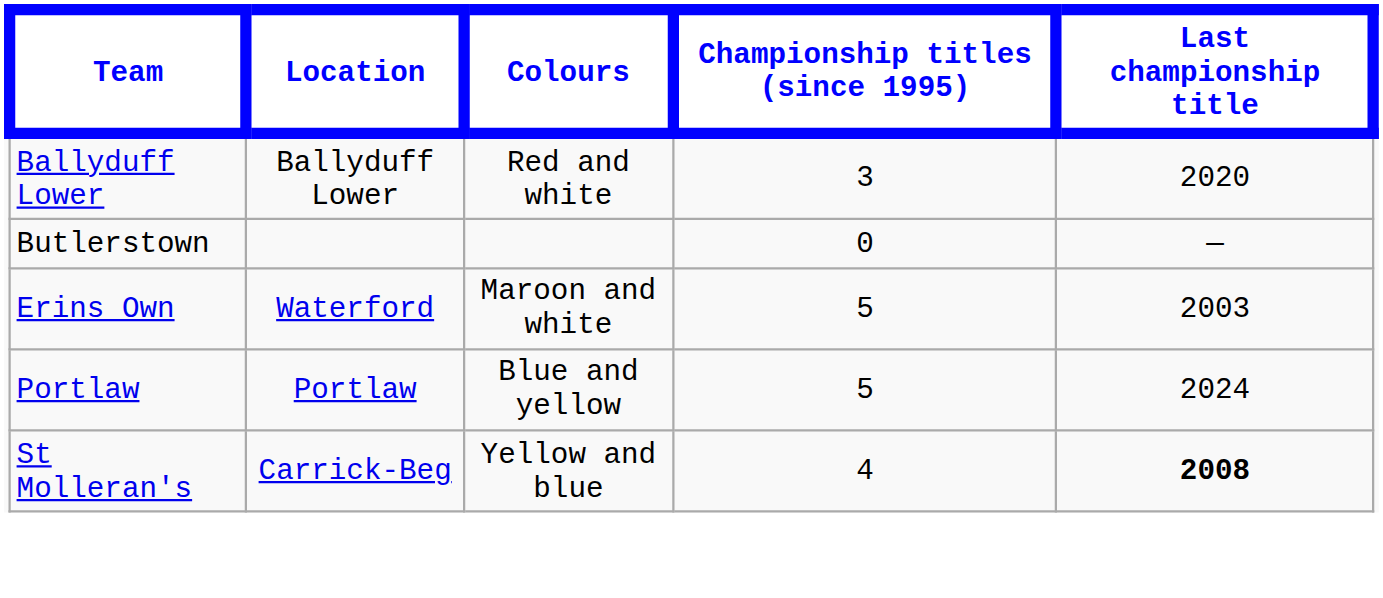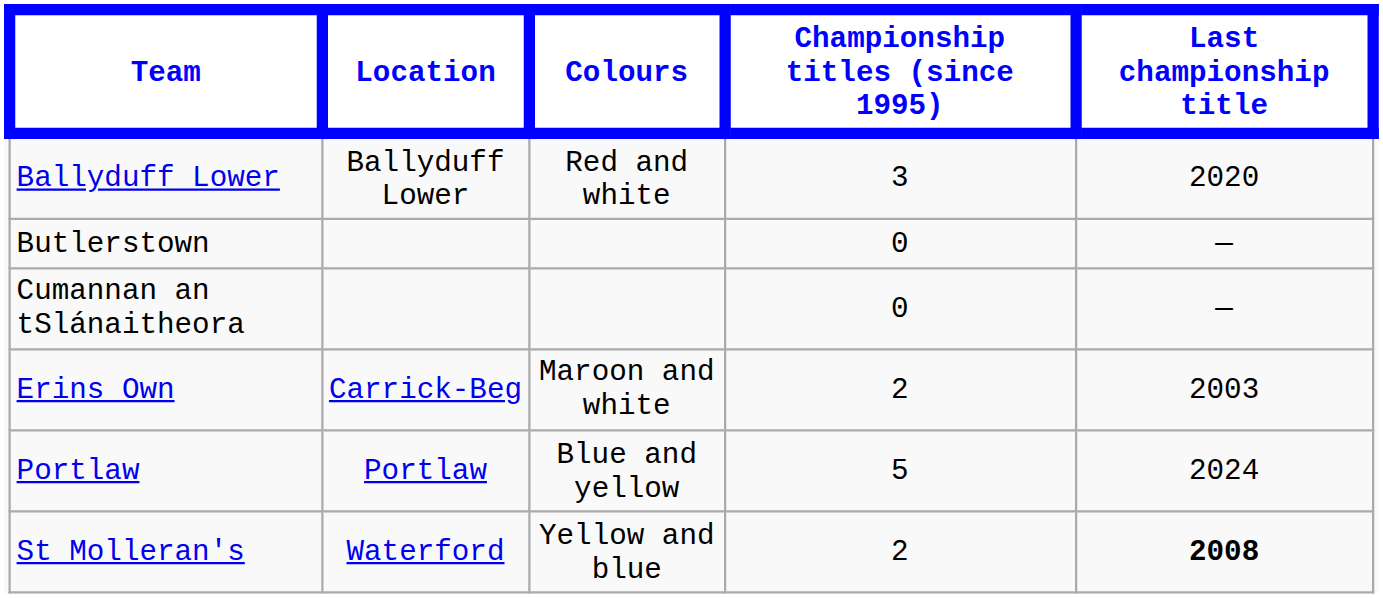+ row: (131, 308)
(355, 308) Waterford -> (426, 390) Carrick-Beg
(865, 308) 5 -> (900, 390) 2
(355, 471) Carrick-Beg -> (425, 552) Waterford
(865, 471) 4 -> (900, 552) 2
